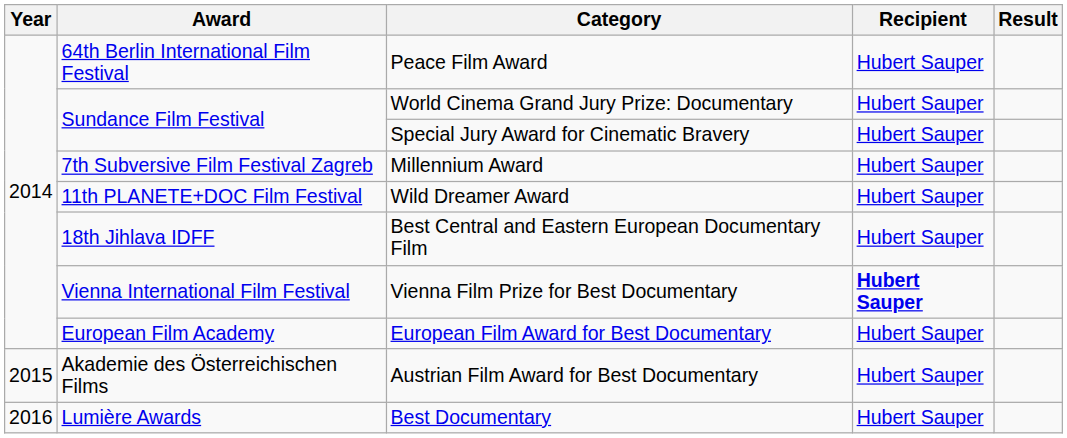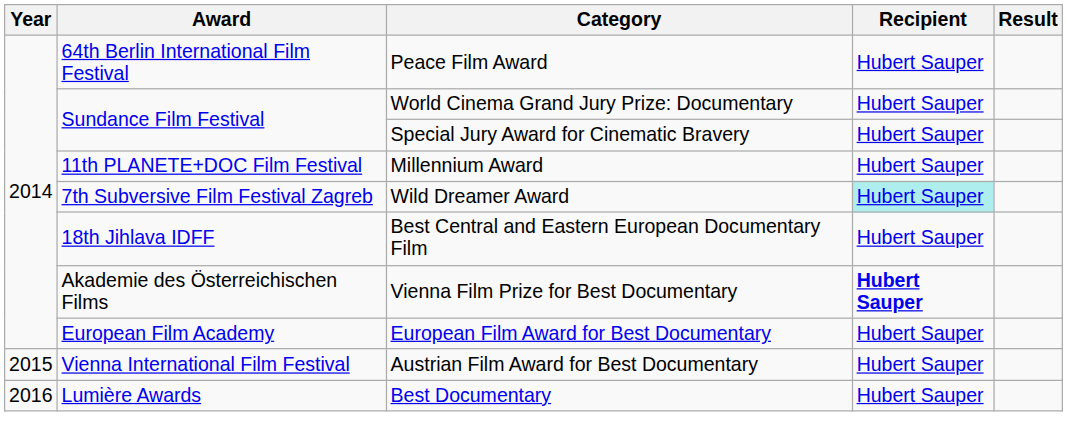(217, 165) 7th Subversive Film Festival Zagreb -> (212, 165) 11th PLANETE+DOC Film Festival
(212, 196) 11th PLANETE+DOC Film Festival -> (217, 196) 7th Subversive Film Festival Zagreb
(920, 196) no background -> (920, 196) paleturquoise background
(206, 291) Vienna International Film Festival -> (199, 291) Akademie des Österreichischen Films
(199, 375) Akademie des Österreichischen Films -> (206, 364) Vienna International Film Festival
